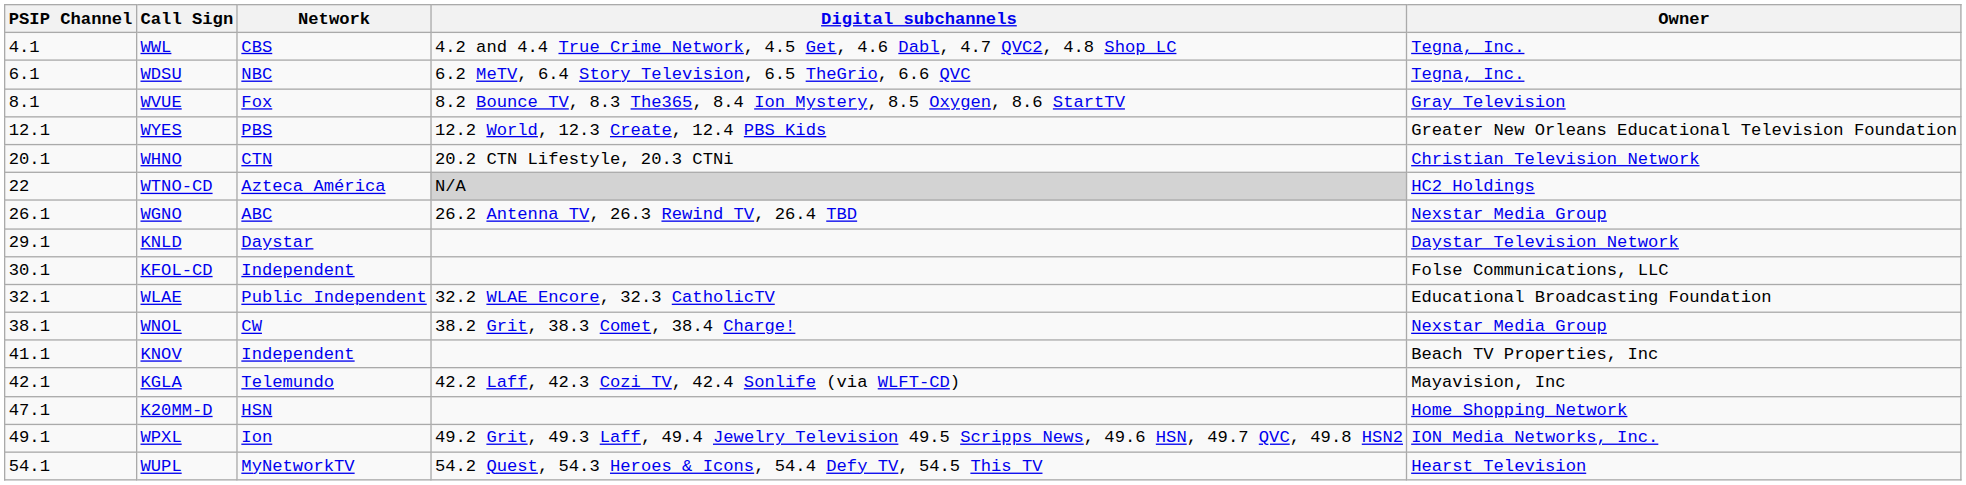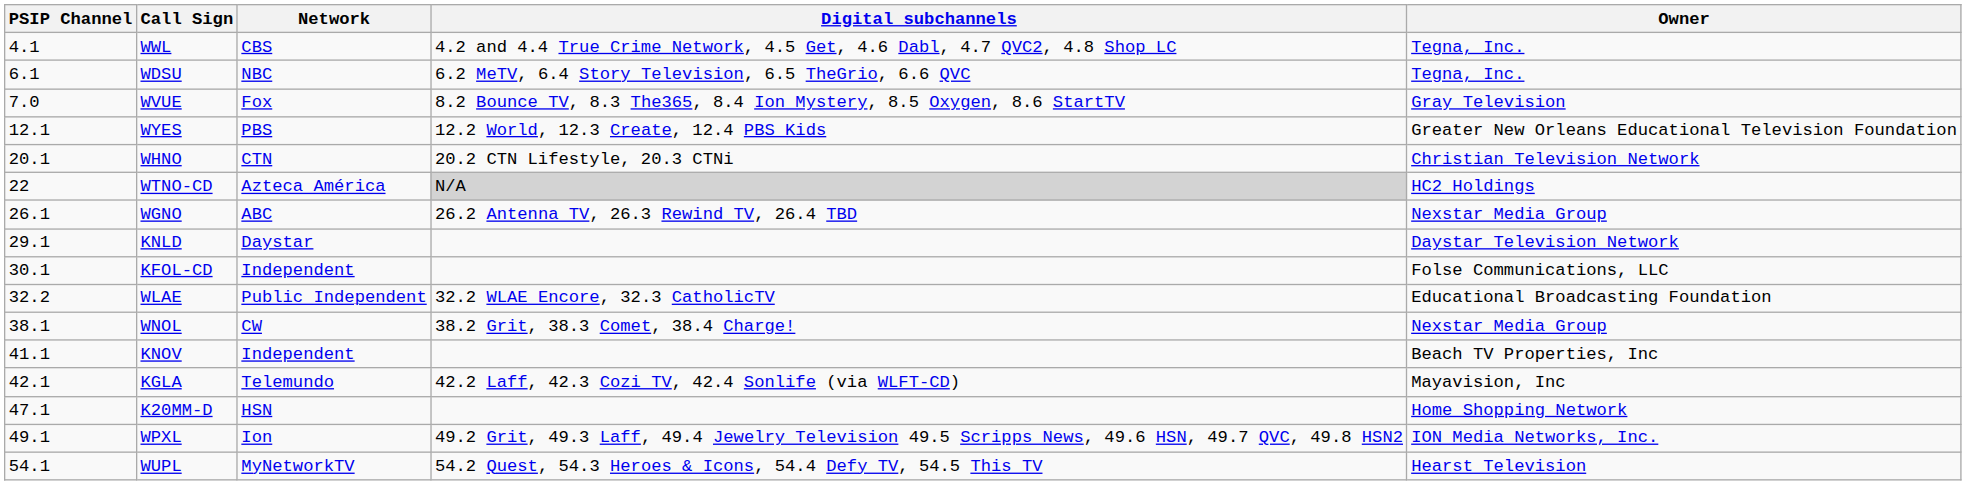(24, 103) 8.1 -> (24, 103) 7.0
(29, 298) 32.1 -> (29, 298) 32.2
